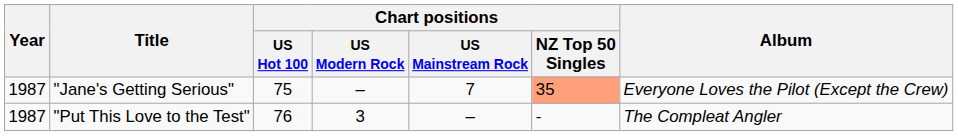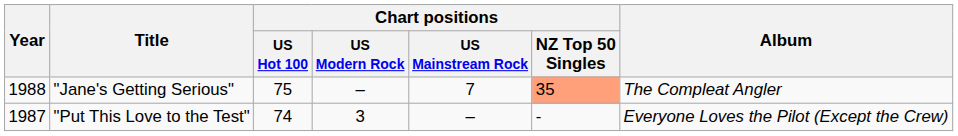(27, 90) 1987 -> (27, 90) 1988
(786, 90) Everyone Loves the Pilot (Except the Crew) -> (703, 90) The Compleat Angler
(283, 116) 76 -> (283, 116) 74
(703, 116) The Compleat Angler -> (786, 116) Everyone Loves the Pilot (Except the Crew)
